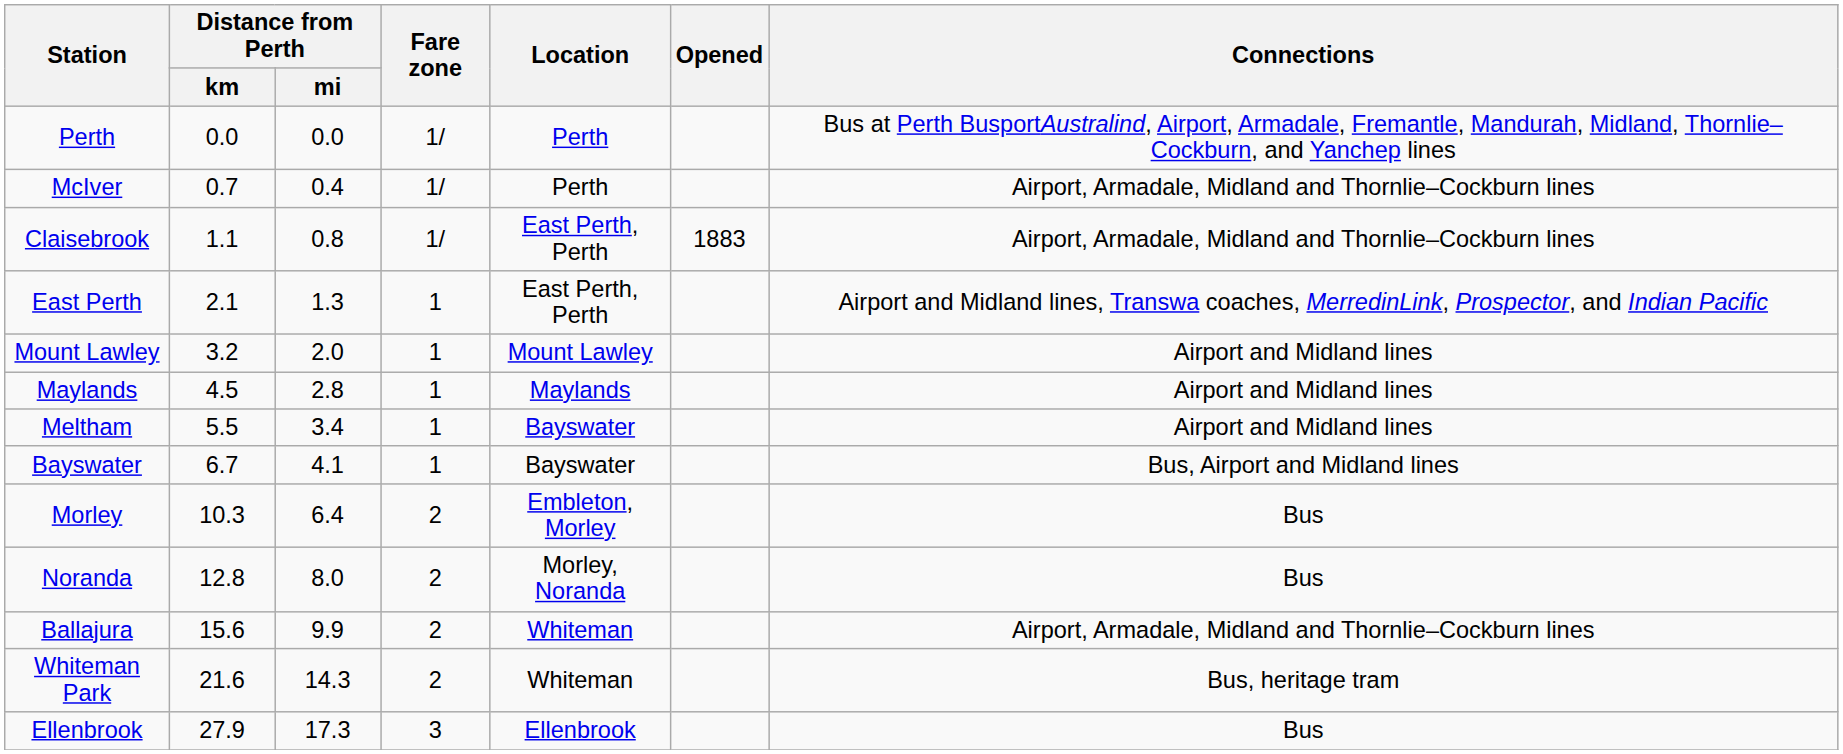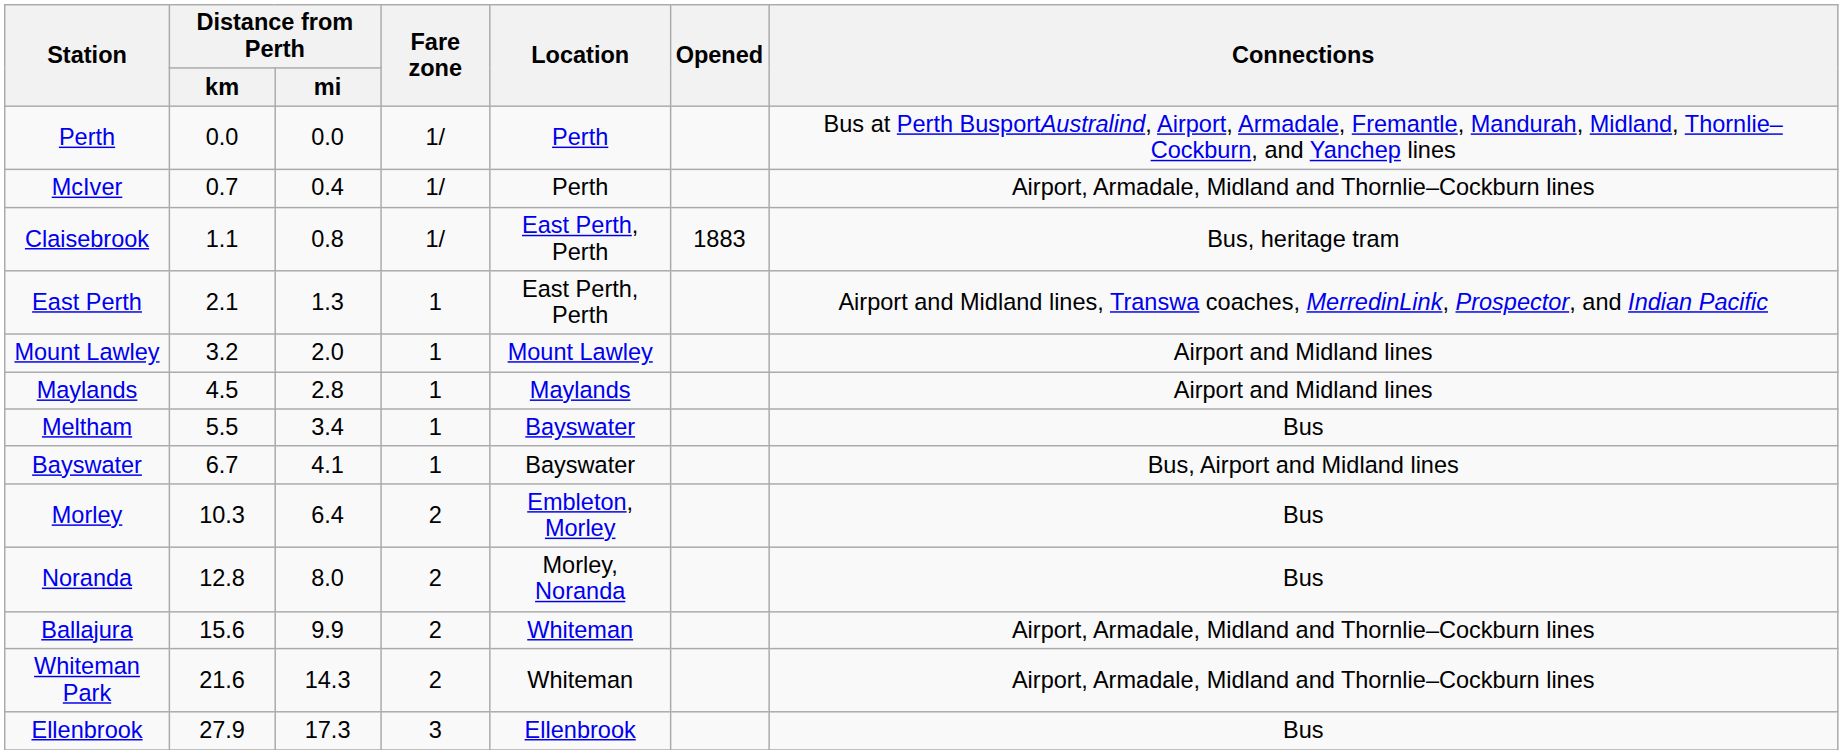(1303, 238) Airport, Armadale, Midland and Thornlie–Cockburn lines -> (1303, 238) Bus, heritage tram
(1303, 427) Airport and Midland lines -> (1303, 427) Bus
(1303, 680) Bus, heritage tram -> (1303, 680) Airport, Armadale, Midland and Thornlie–Cockburn lines
